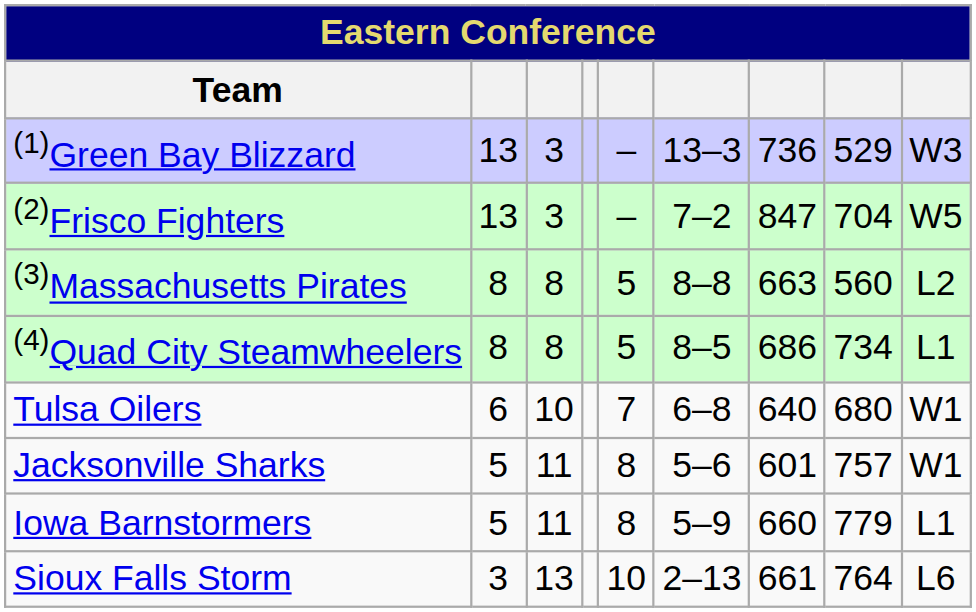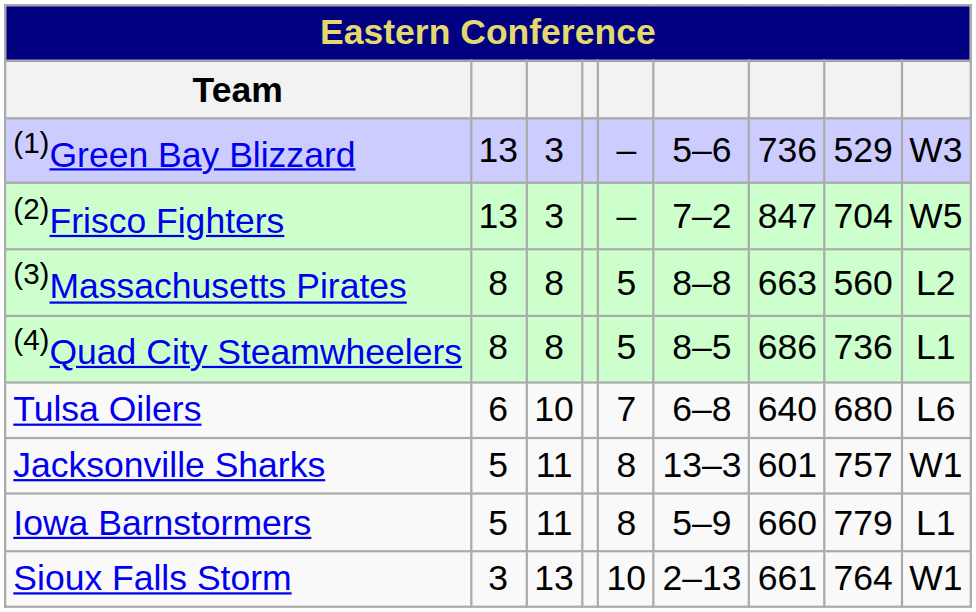(702, 150) 13–3 -> (702, 150) 5–6
(863, 347) 734 -> (863, 347) 736
(936, 409) W1 -> (936, 409) L6
(702, 465) 5–6 -> (702, 465) 13–3
(936, 578) L6 -> (936, 578) W1
